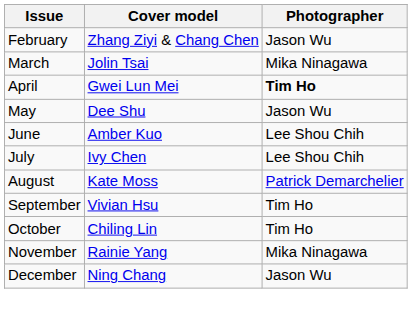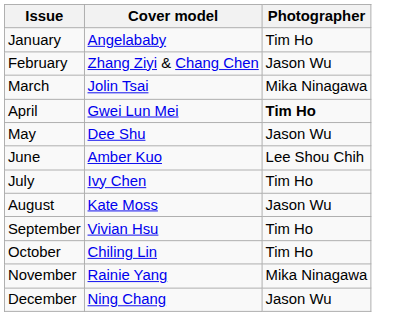+ row: (34, 39)
(315, 157) Lee Shou Chih -> (289, 181) Tim Ho
(335, 181) Patrick Demarchelier -> (299, 205) Jason Wu
